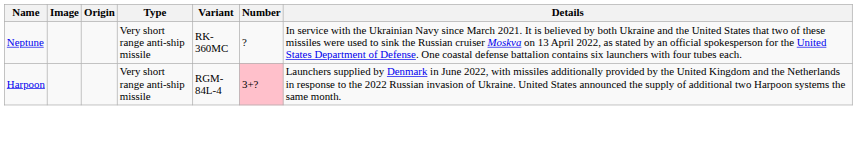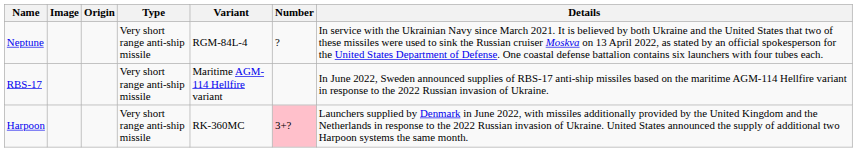(212, 42) RK-360MC -> (220, 42) RGM-84L-4
+ row: (24, 84)
(209, 84) RGM-84L-4 -> (218, 126) RK-360MC
